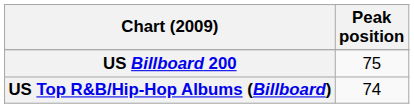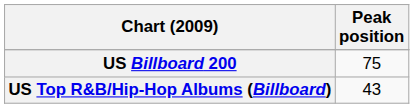(372, 90) 74 -> (372, 90) 43
